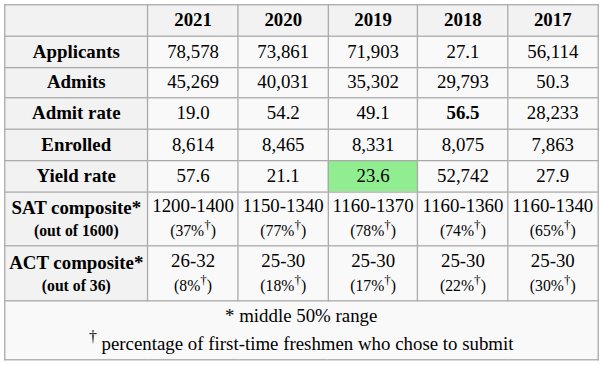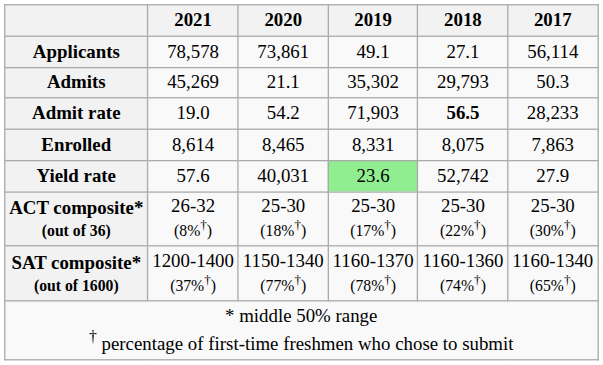(373, 51) 71,903 -> (373, 51) 49.1
(283, 82) 40,031 -> (283, 82) 21.1
(373, 113) 49.1 -> (373, 113) 71,903
(283, 175) 21.1 -> (283, 175) 40,031
rows swapped: (76, 273) <-> (76, 218)
